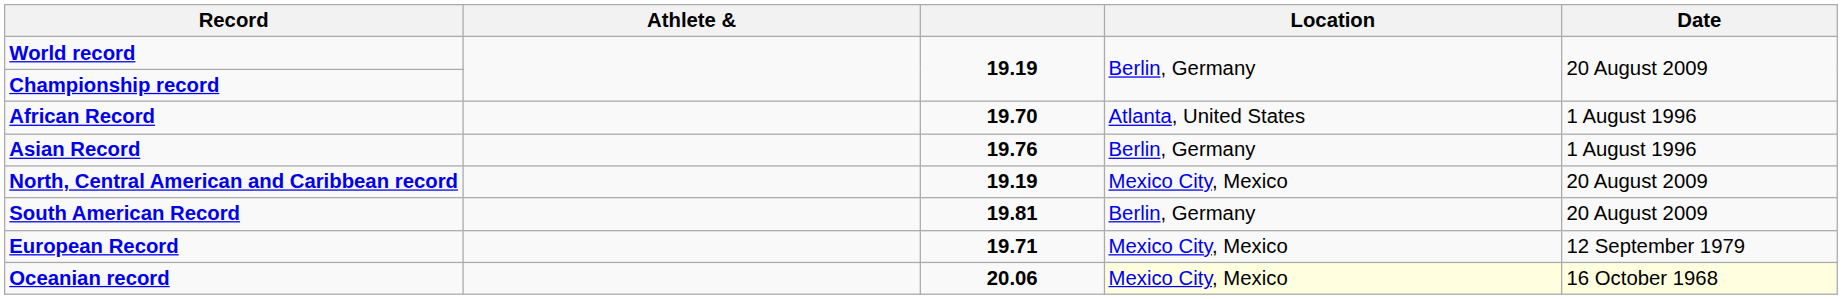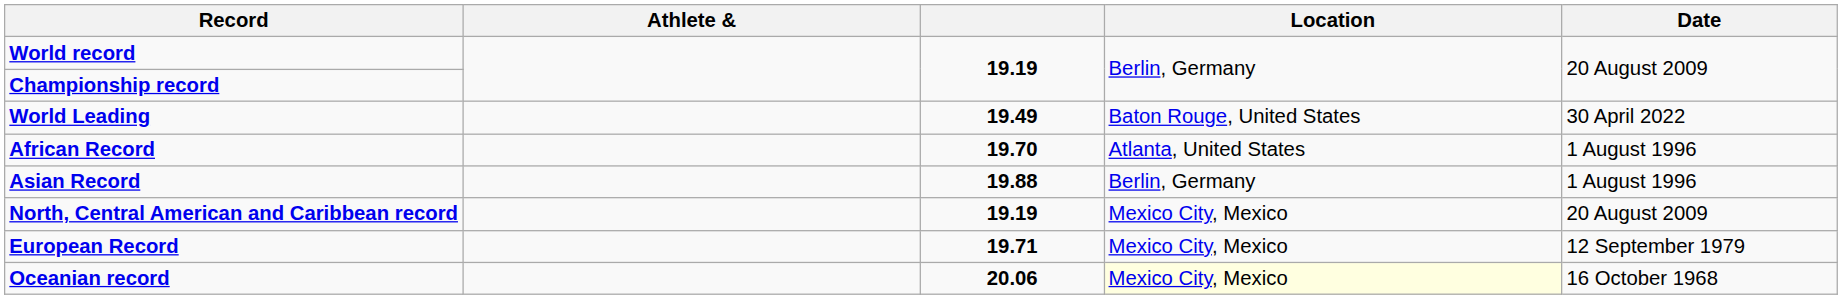+ row: (80, 117)
(1012, 149) 19.76 -> (1012, 181) 19.88
- row: (125, 213)
(1642, 278) lightyellow background -> (1642, 278) no background
